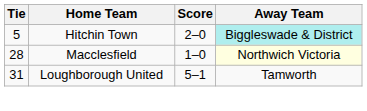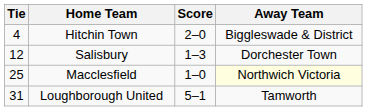(16, 34) 5 -> (16, 34) 4
(289, 34) paleturquoise background -> (289, 34) no background
+ row: (102, 55)
(16, 55) 28 -> (16, 75) 25
